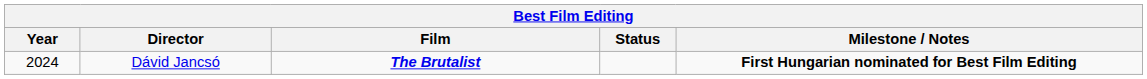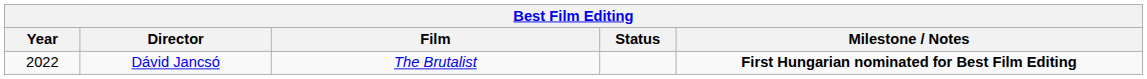(42, 62) 2024 -> (42, 62) 2022
(435, 62) bold -> (435, 62) normal
